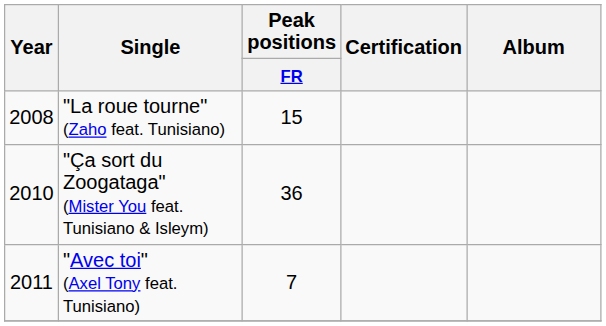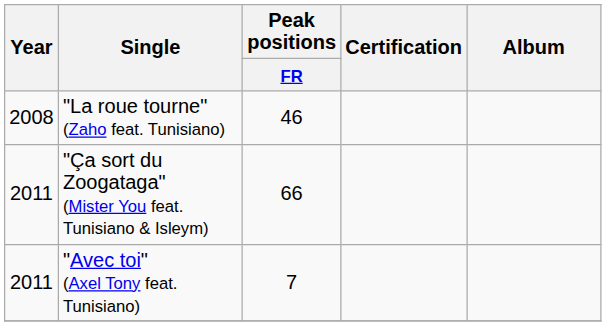(292, 117) 15 -> (292, 117) 46
(31, 194) 2010 -> (31, 194) 2011
(292, 194) 36 -> (292, 194) 66
